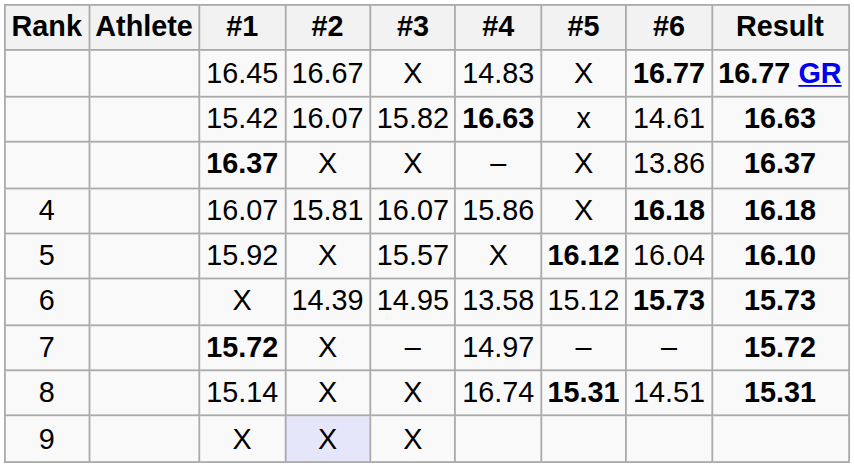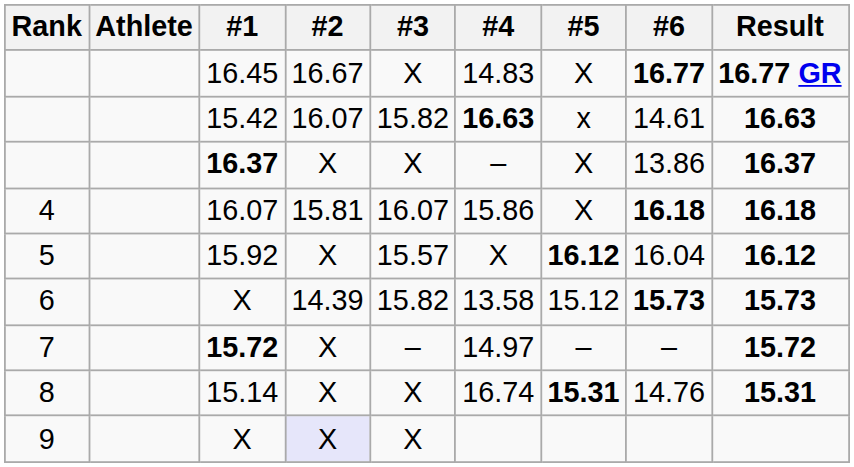(780, 255) 16.10 -> (780, 255) 16.12
(413, 301) 14.95 -> (413, 301) 15.82
(669, 392) 14.51 -> (669, 392) 14.76
